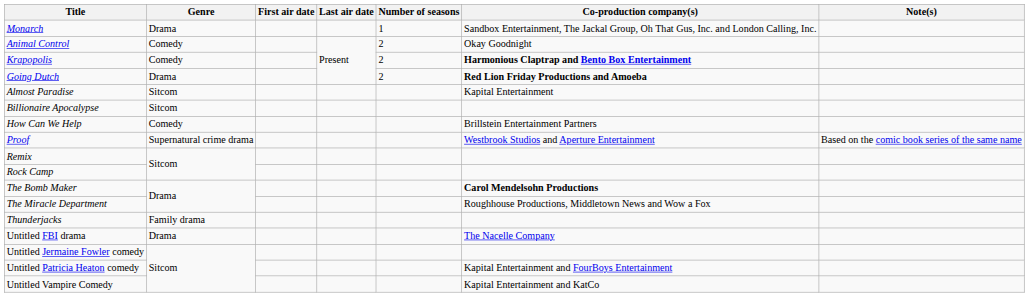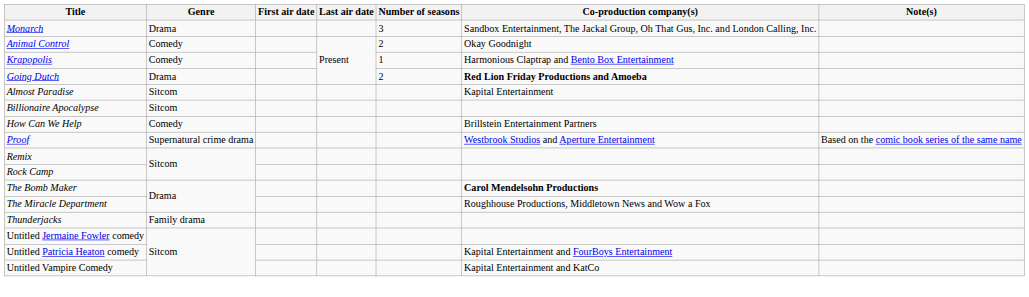(381, 28) 1 -> (381, 28) 3
(381, 60) 2 -> (381, 60) 1
(578, 60) bold -> (569, 60) normal
- row: (46, 236)
